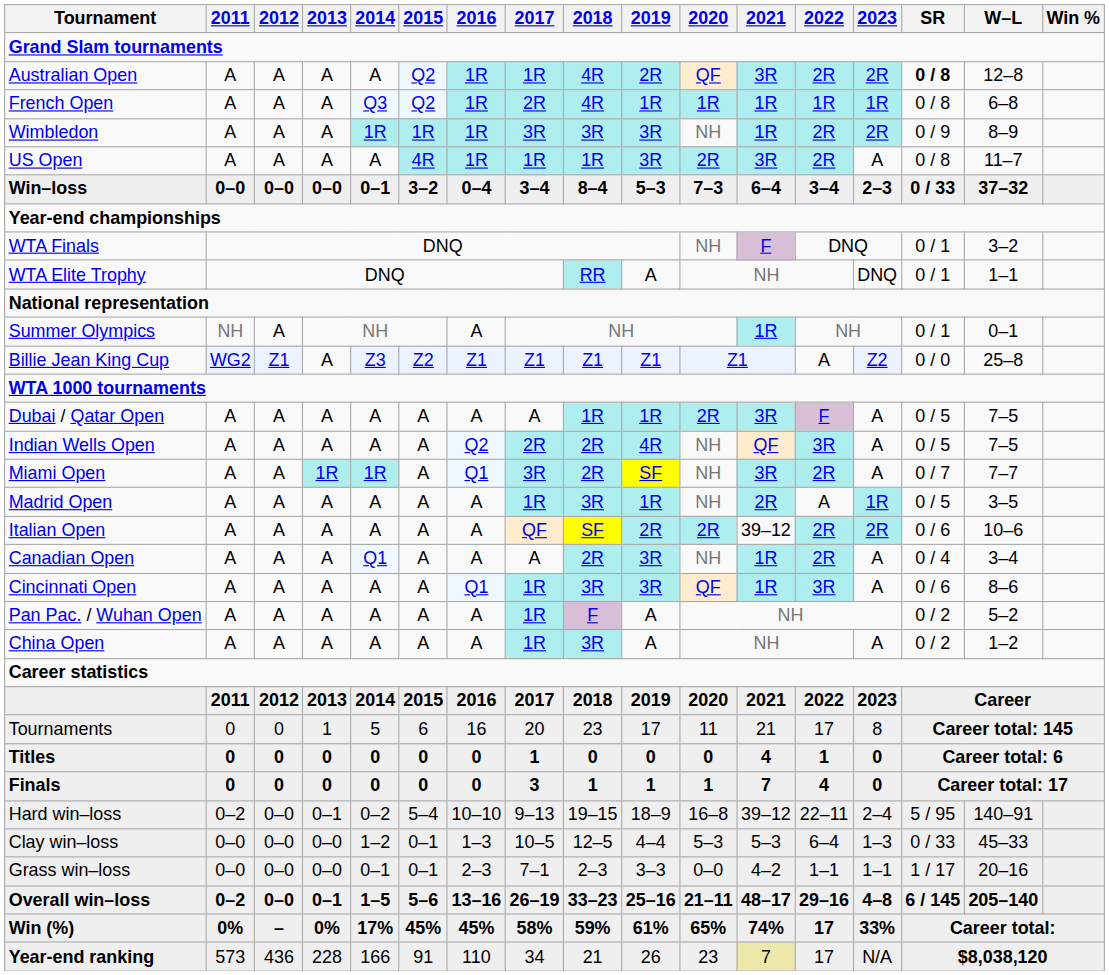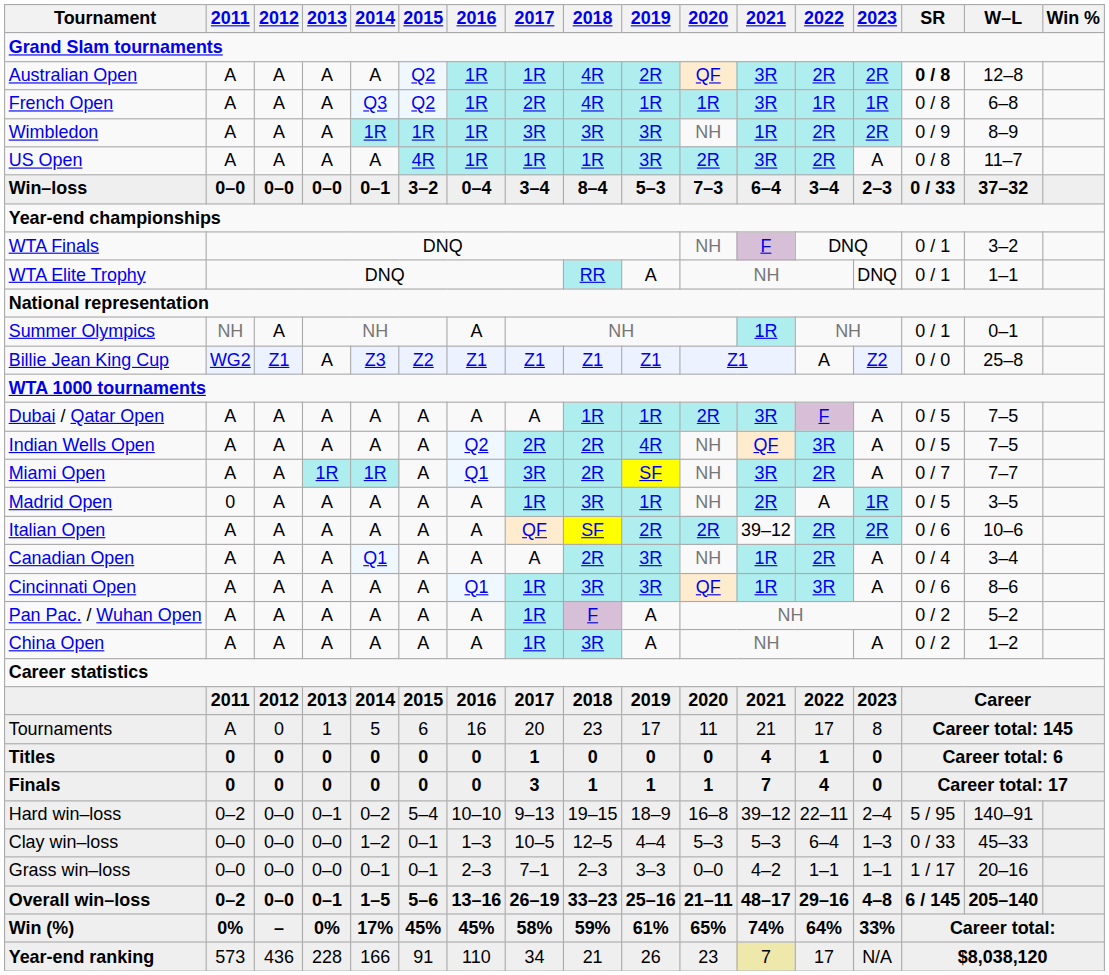(766, 103) 1R -> (766, 103) 3R
(230, 501) A -> (230, 501) 0
(230, 729) 0 -> (230, 729) A
(824, 928) 17 -> (824, 928) 64%
